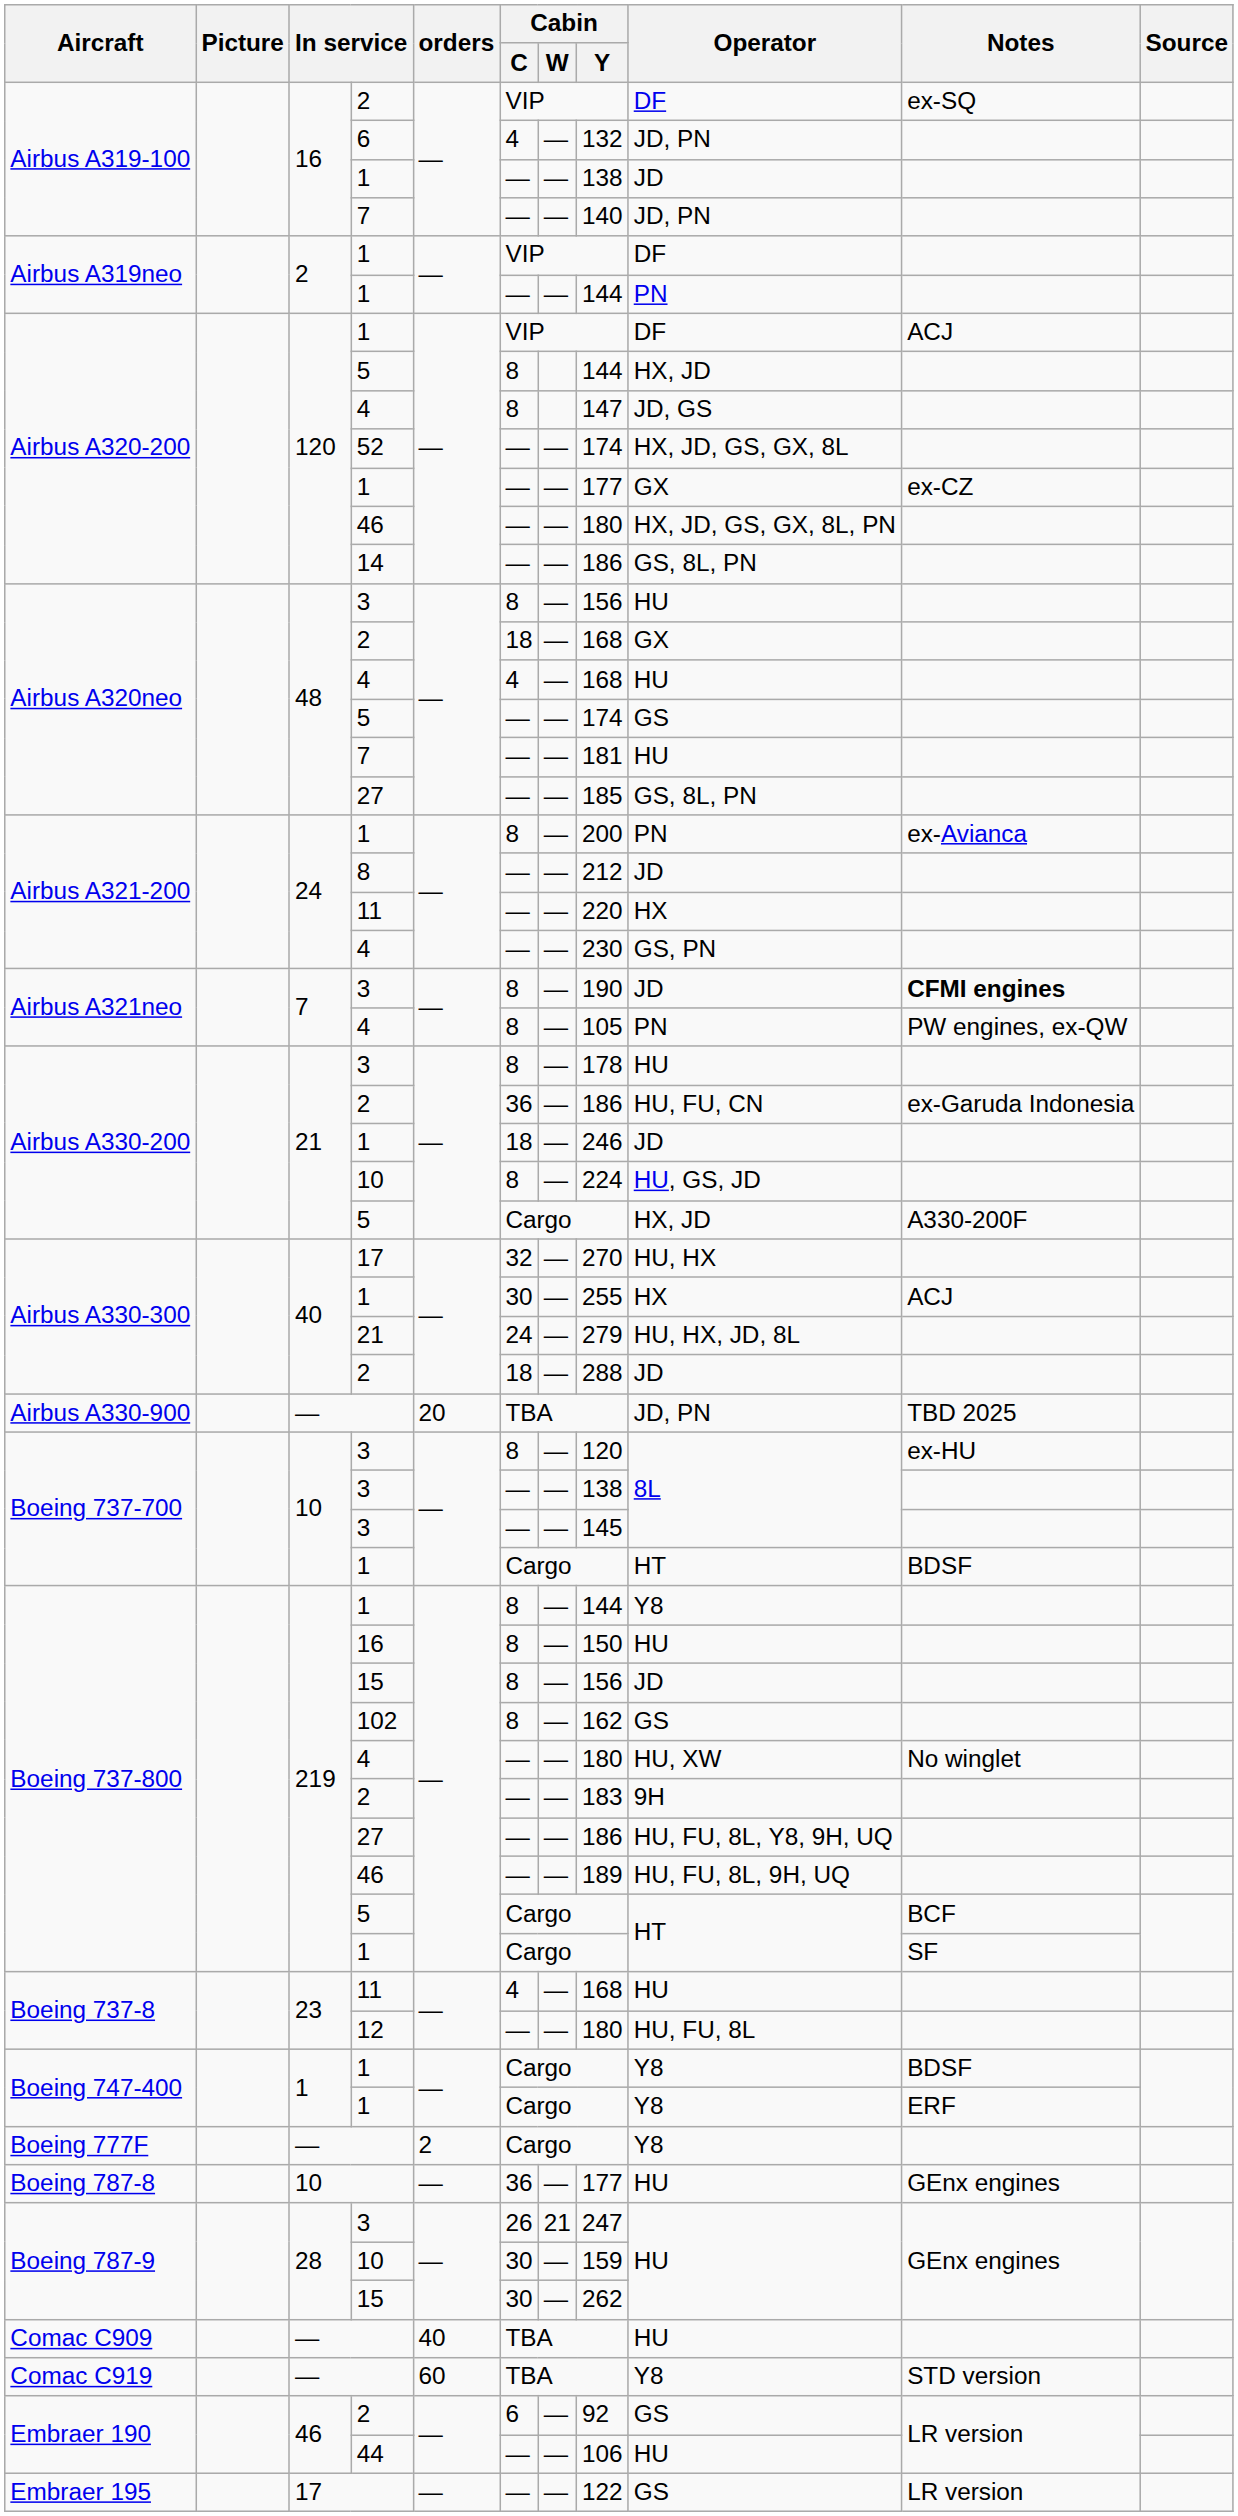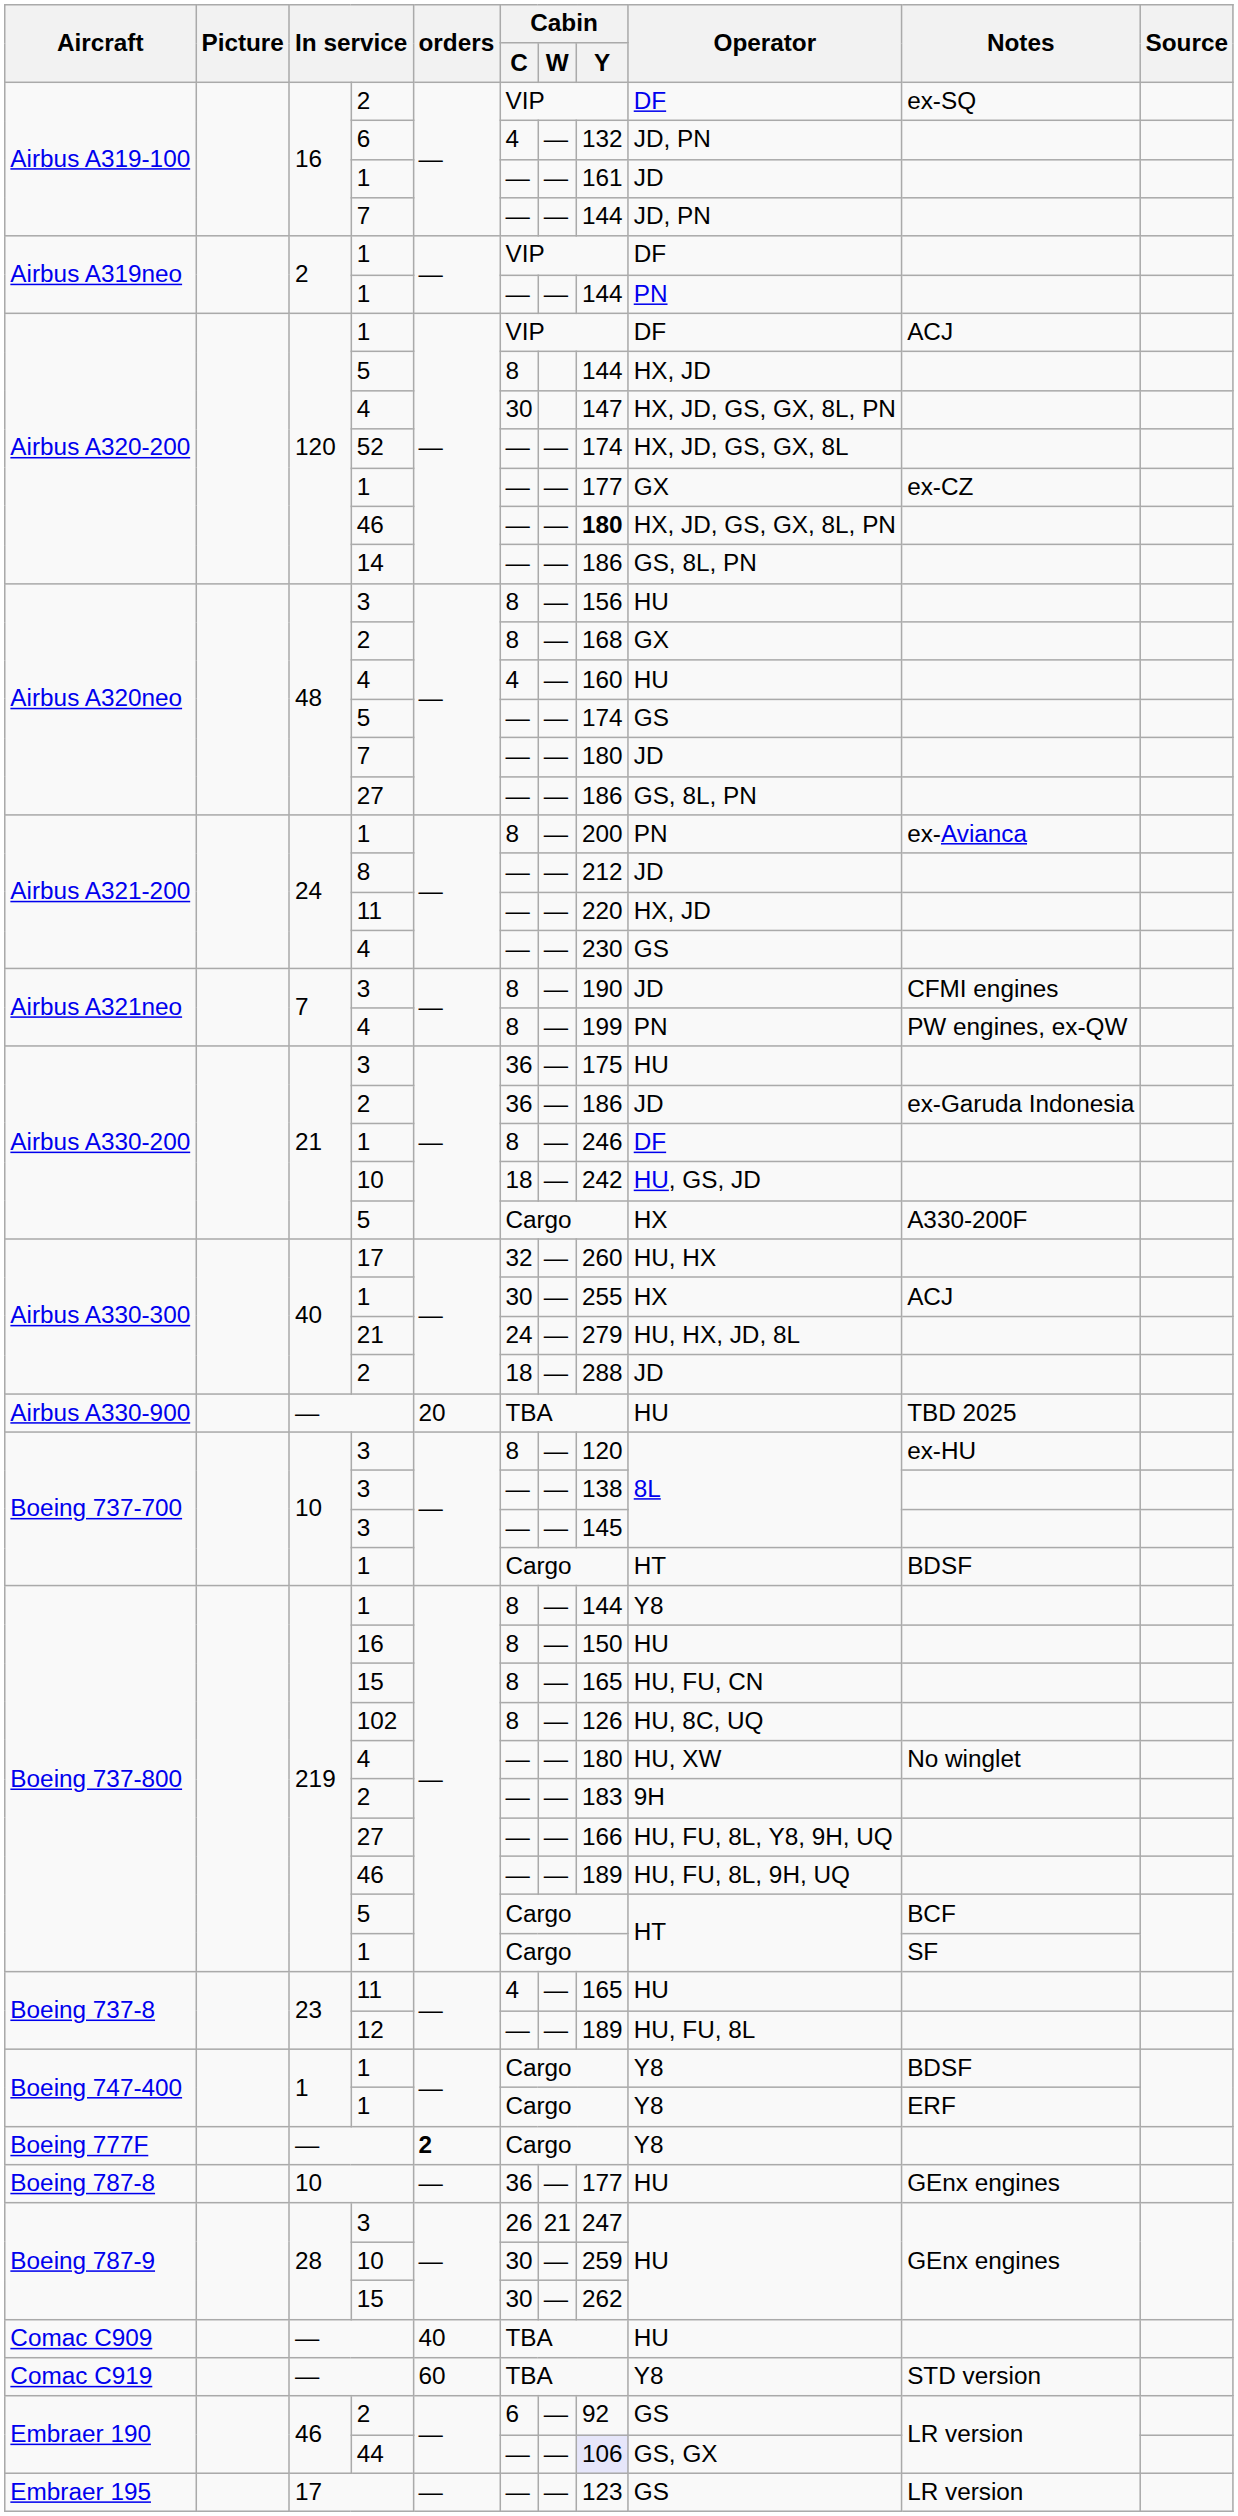(602, 178) 138 -> (602, 178) 161
(602, 216) 140 -> (602, 216) 144
(512, 409) 8 -> (519, 409) 30
(673, 409) JD, GS -> (765, 409) HX, JD, GS, GX, 8L, PN
(602, 525) normal -> (602, 525) bold
(519, 640) 18 -> (512, 640) 8
(602, 679) 168 -> (602, 679) 160
(602, 756) 181 -> (602, 756) 180
(651, 756) HU -> (649, 756) JD
(602, 795) 185 -> (602, 795) 186
(651, 910) HX -> (672, 910) HX, JD
(675, 949) GS, PN -> (651, 949) GS
(986, 988) bold -> (983, 988) normal
(602, 1026) 105 -> (602, 1026) 199
(512, 1065) 8 -> (519, 1065) 36
(602, 1065) 178 -> (602, 1065) 175
(699, 1103) HU, FU, CN -> (649, 1103) JD
(519, 1142) 18 -> (512, 1142) 8
(649, 1142) JD -> (650, 1142) DF
(512, 1180) 8 -> (519, 1180) 18
(602, 1180) 224 -> (602, 1180) 242
(672, 1219) HX, JD -> (651, 1219) HX
(602, 1258) 270 -> (602, 1258) 260
(672, 1412) JD, PN -> (651, 1412) HU
(602, 1682) 156 -> (602, 1682) 165
(649, 1682) JD -> (699, 1682) HU, FU, CN
(602, 1720) 162 -> (602, 1720) 126
(651, 1720) GS -> (699, 1720) HU, 8C, UQ
(602, 1836) 186 -> (602, 1836) 166
(602, 1990) 168 -> (602, 1990) 165
(602, 2029) 180 -> (602, 2029) 189
(425, 2145) normal -> (425, 2145) bold
(602, 2260) 159 -> (602, 2260) 259
(602, 2453) no background -> (602, 2453) lavender background
(651, 2453) HU -> (676, 2453) GS, GX
(602, 2492) 122 -> (602, 2492) 123
